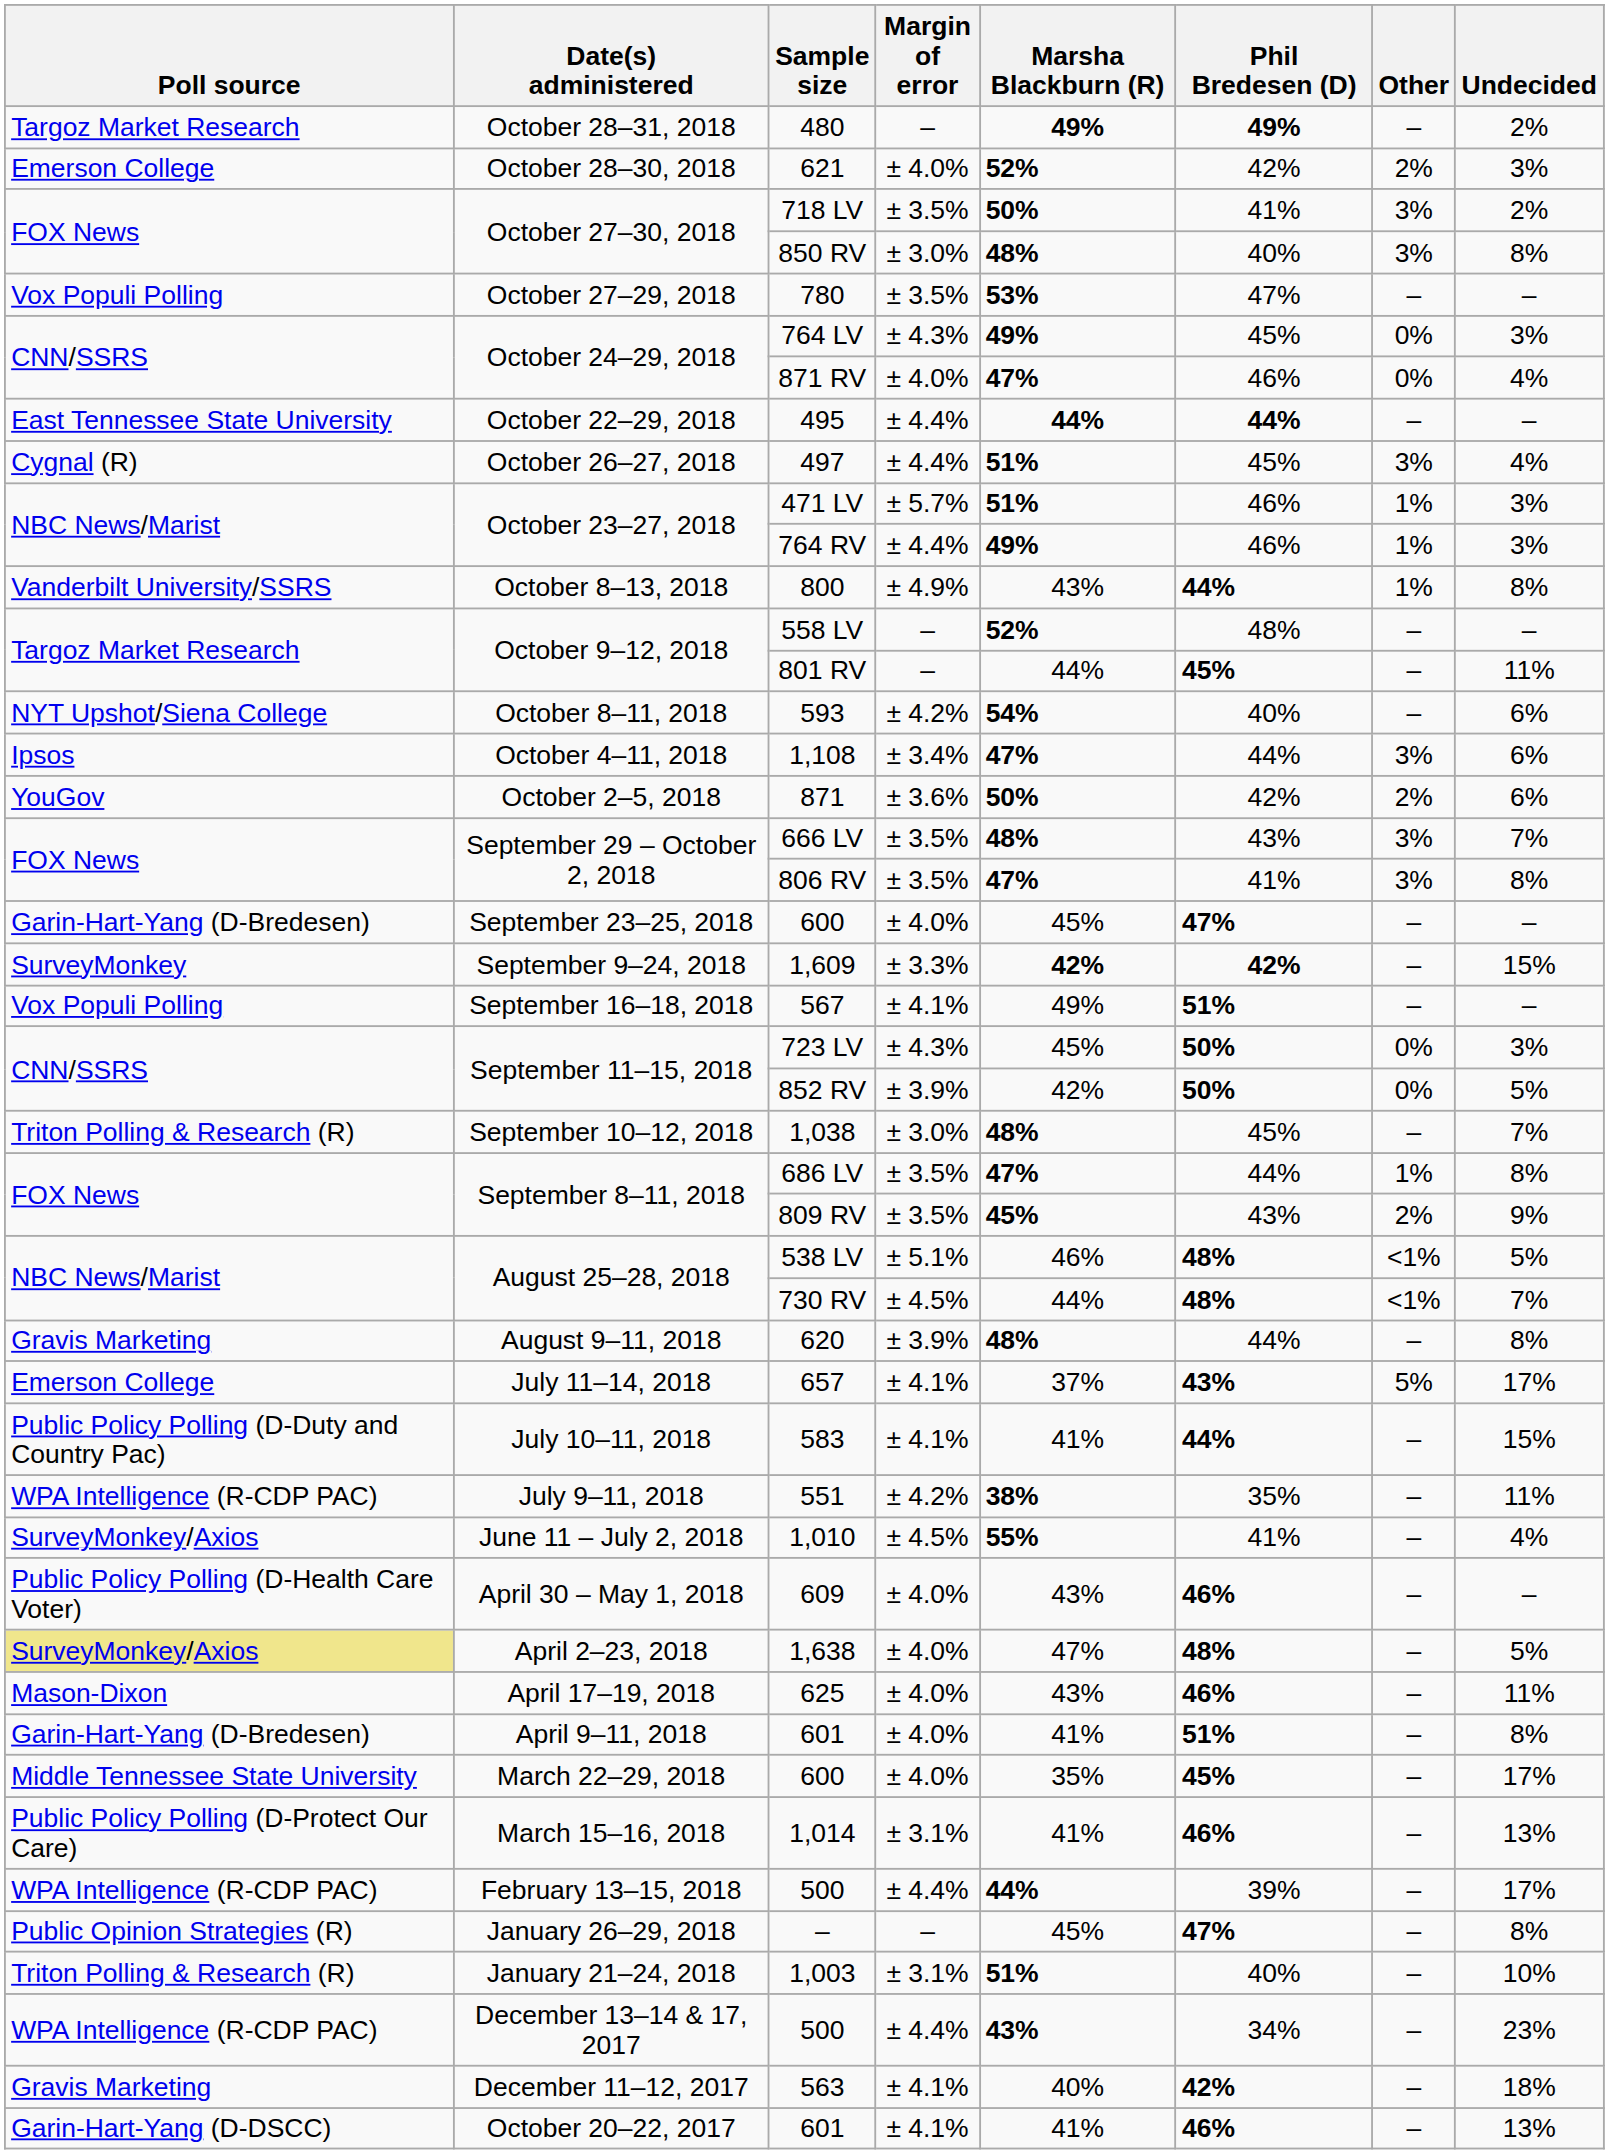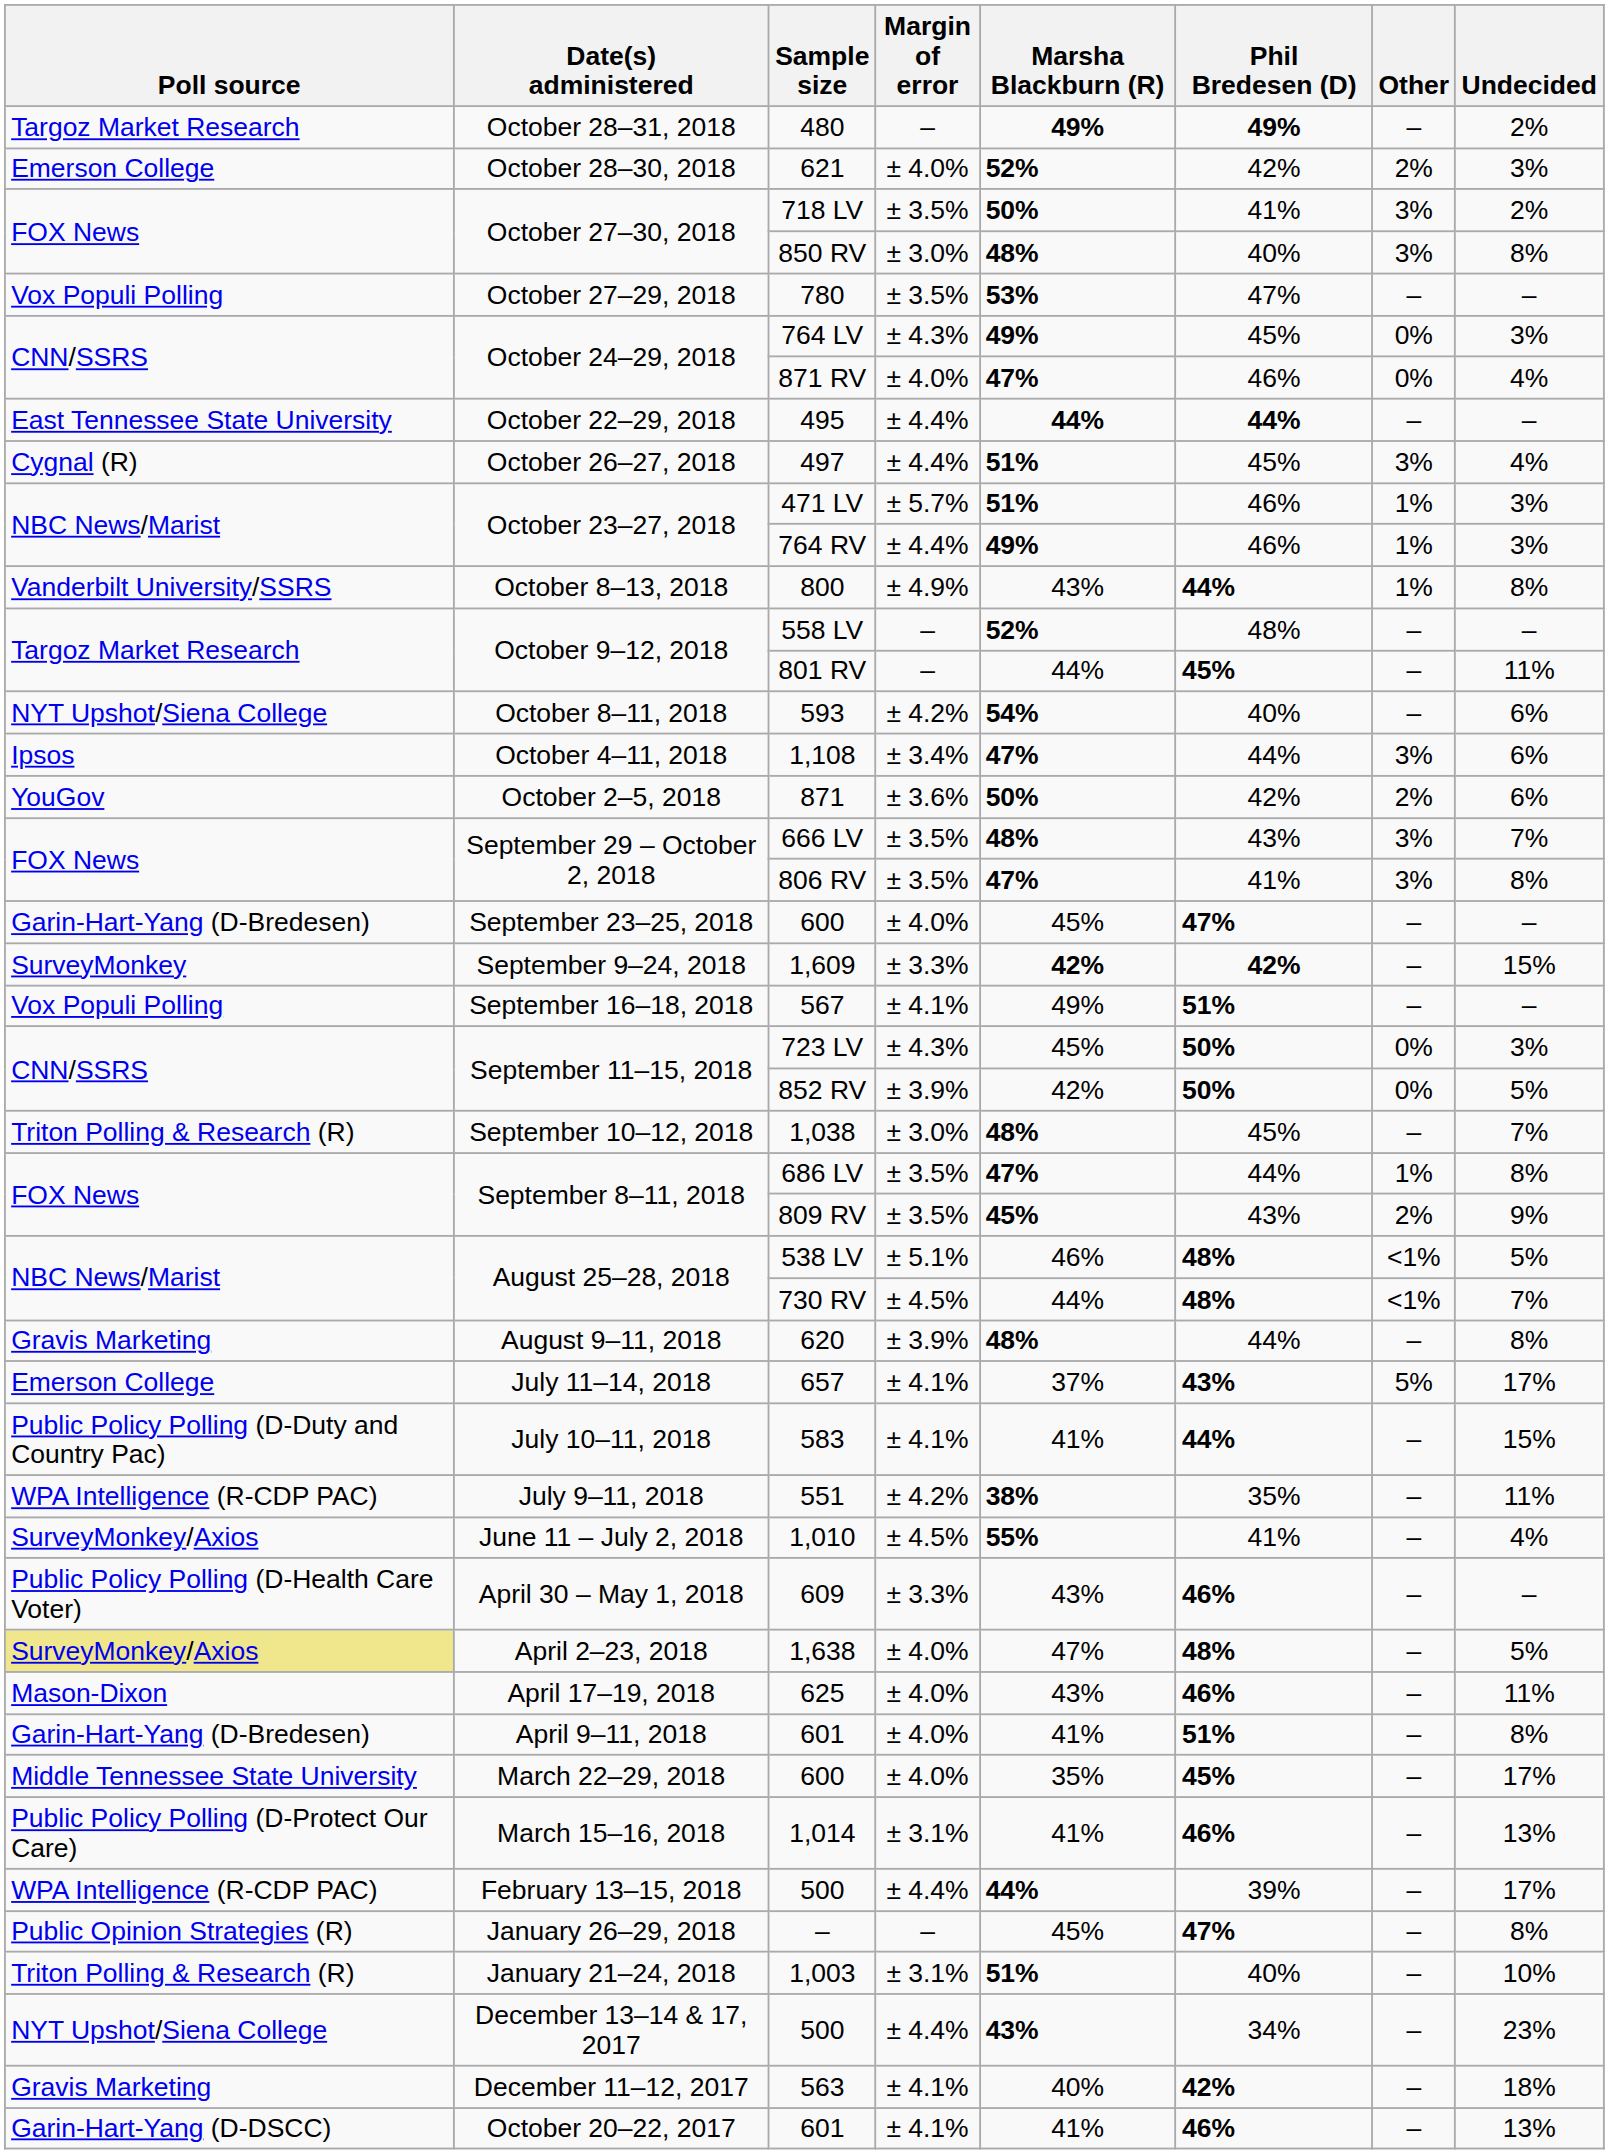(928, 1594) ± 4.0% -> (928, 1594) ± 3.3%
(194, 2030) WPA Intelligence (R-CDP PAC) -> (169, 2030) NYT Upshot/Siena College
